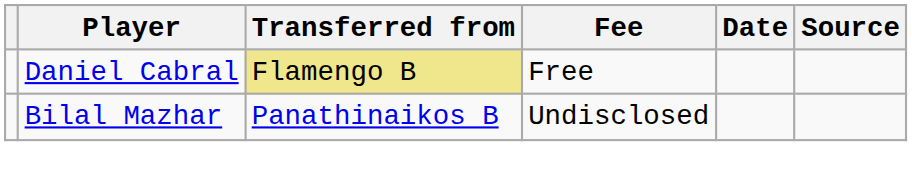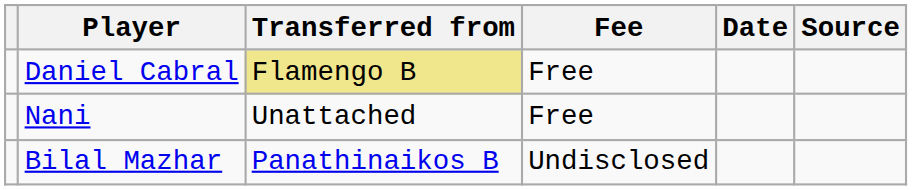+ row: (58, 117)
